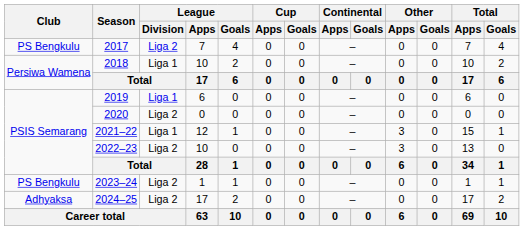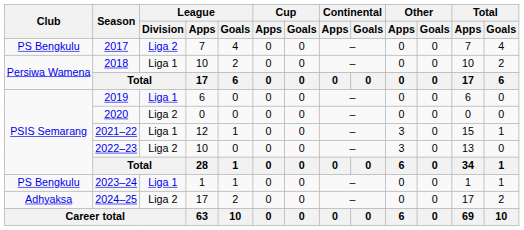(163, 183) Liga 2 -> (163, 183) Liga 1
